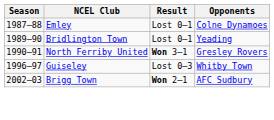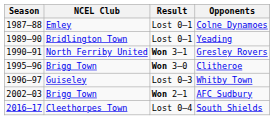+ row: (219, 66)
+ row: (230, 108)
